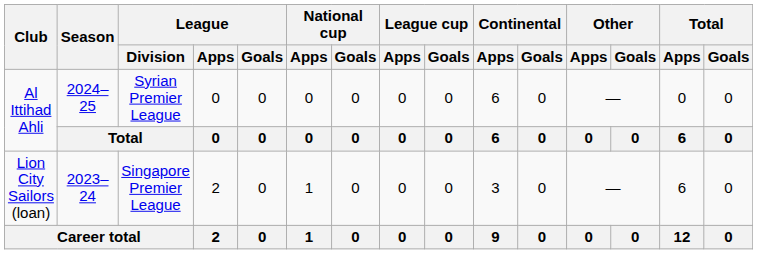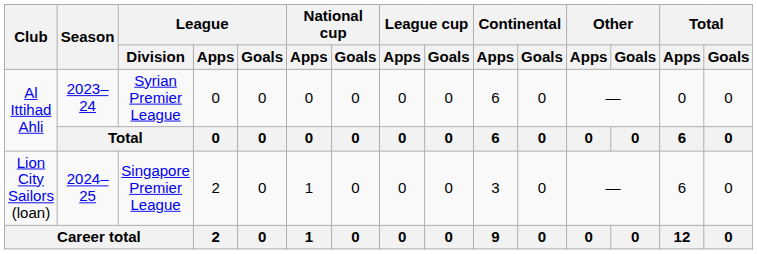(88, 97) 2024–25 -> (88, 97) 2023–24
(88, 187) 2023–24 -> (88, 187) 2024–25
